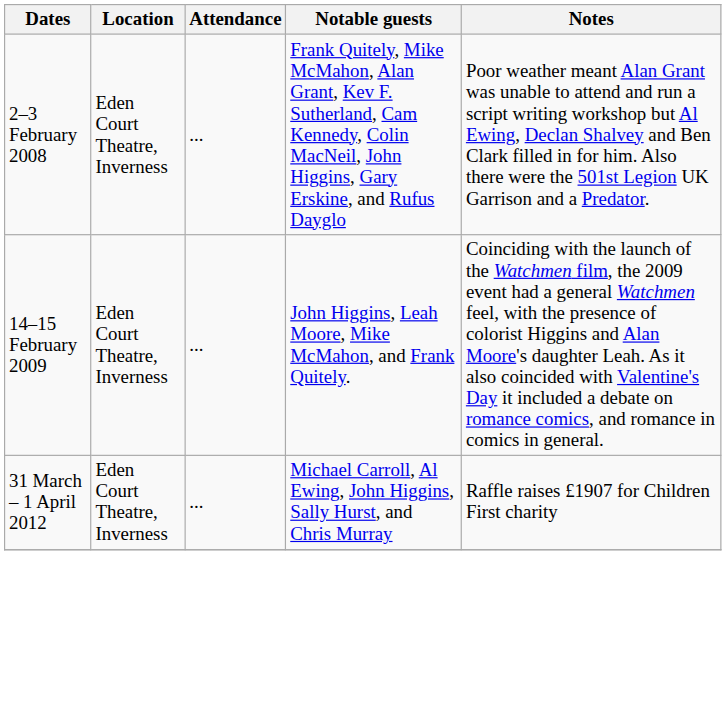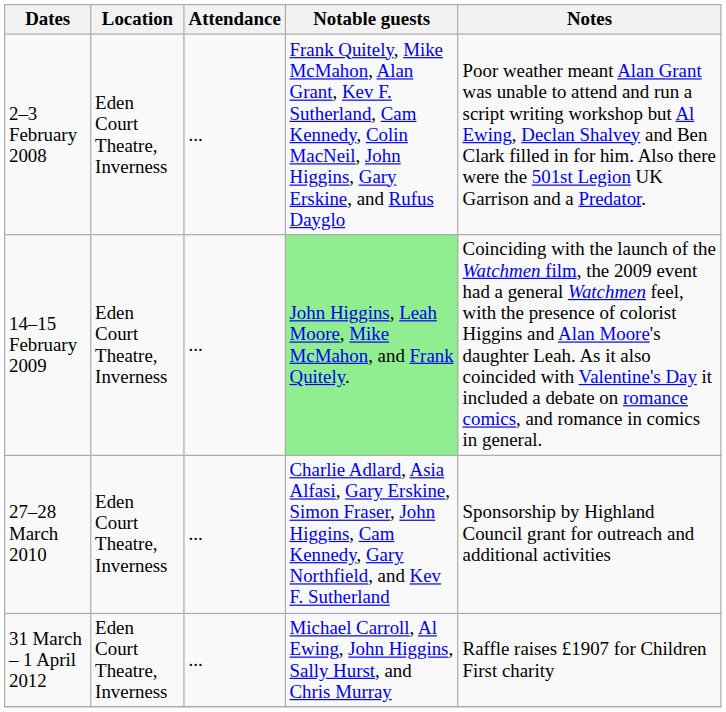(372, 344) no background -> (372, 344) lightgreen background
+ row: (34, 534)
